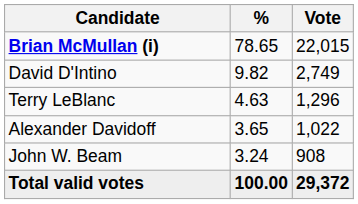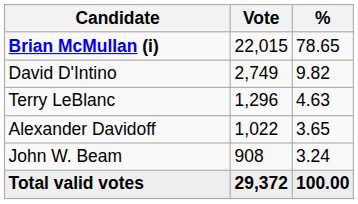columns swapped: (323, 18) <-> (261, 18)
